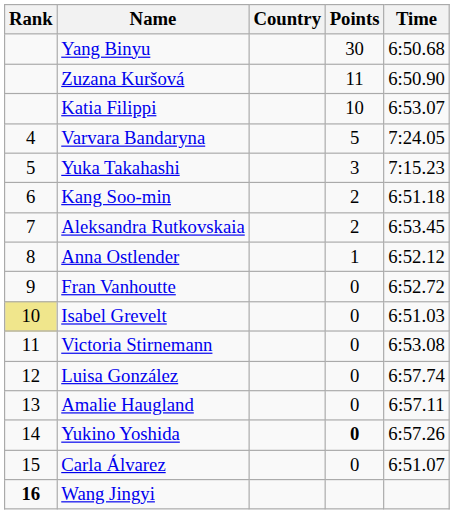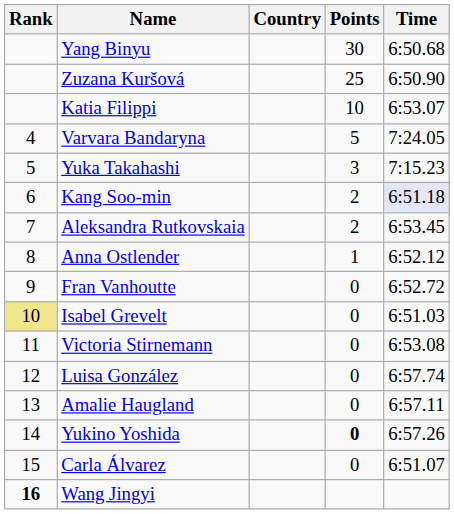(355, 78) 11 -> (355, 78) 25
(417, 197) no background -> (417, 197) lavender background
